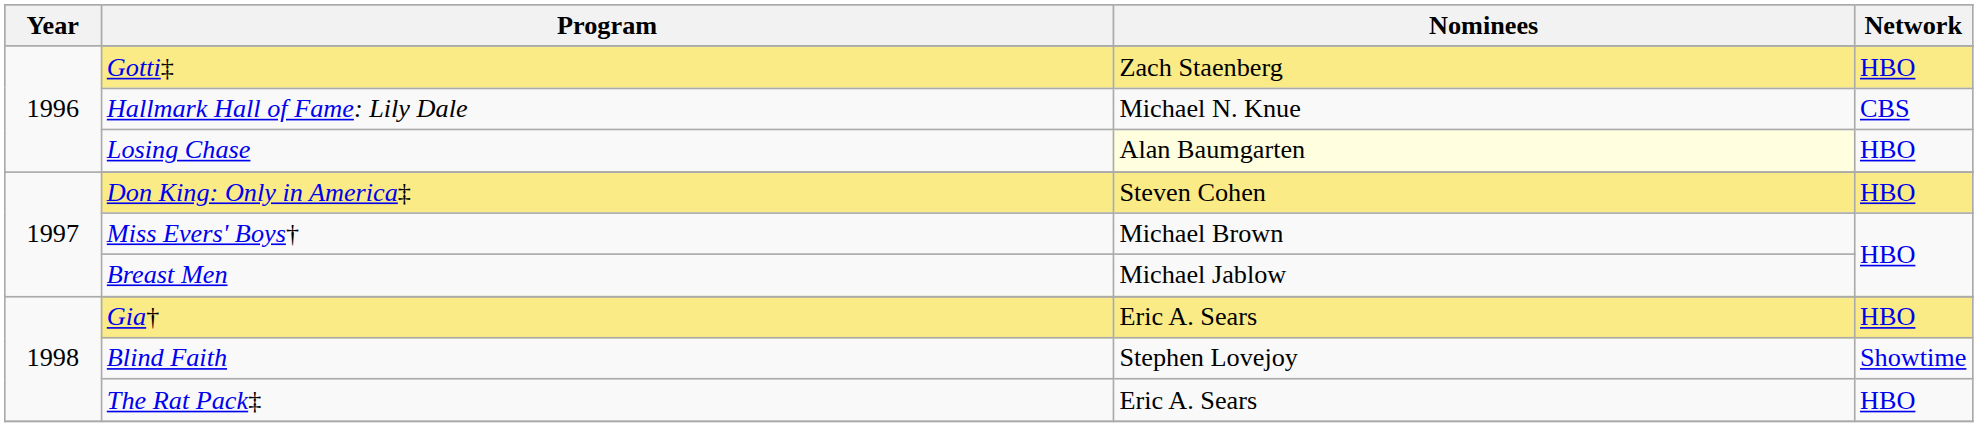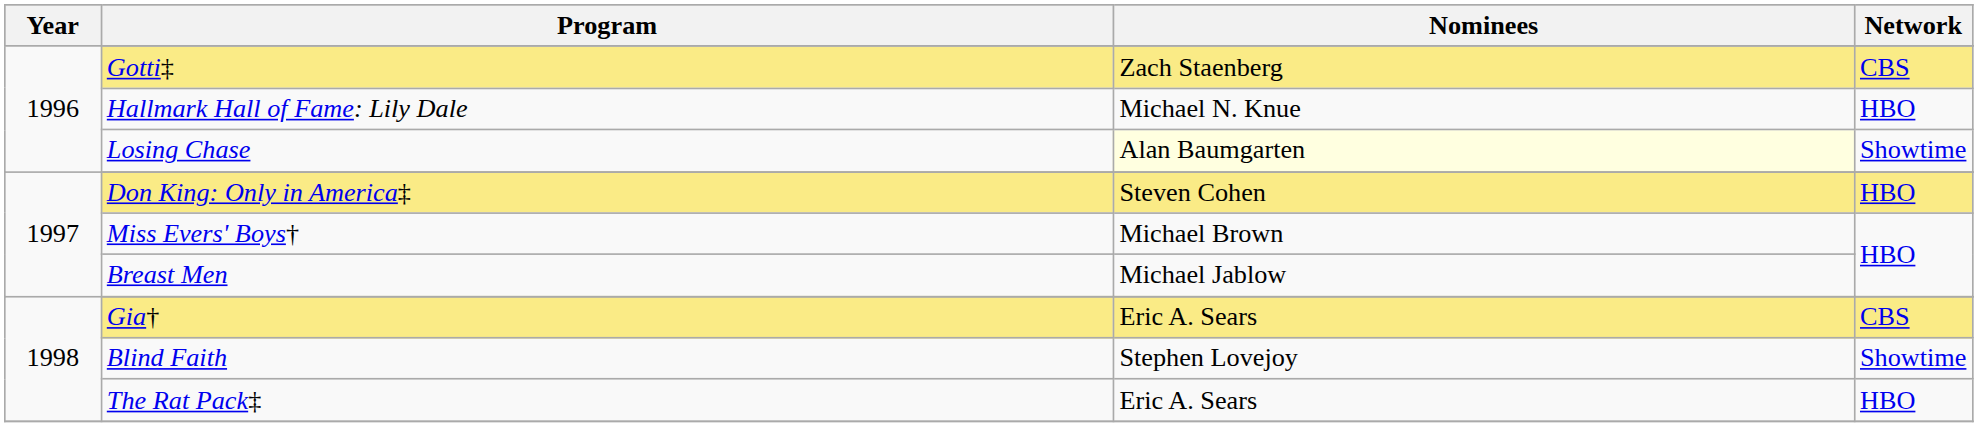(1888, 66) HBO -> (1885, 66) CBS
(1885, 108) CBS -> (1888, 108) HBO
(1888, 150) HBO -> (1913, 150) Showtime
(1888, 316) HBO -> (1885, 316) CBS
